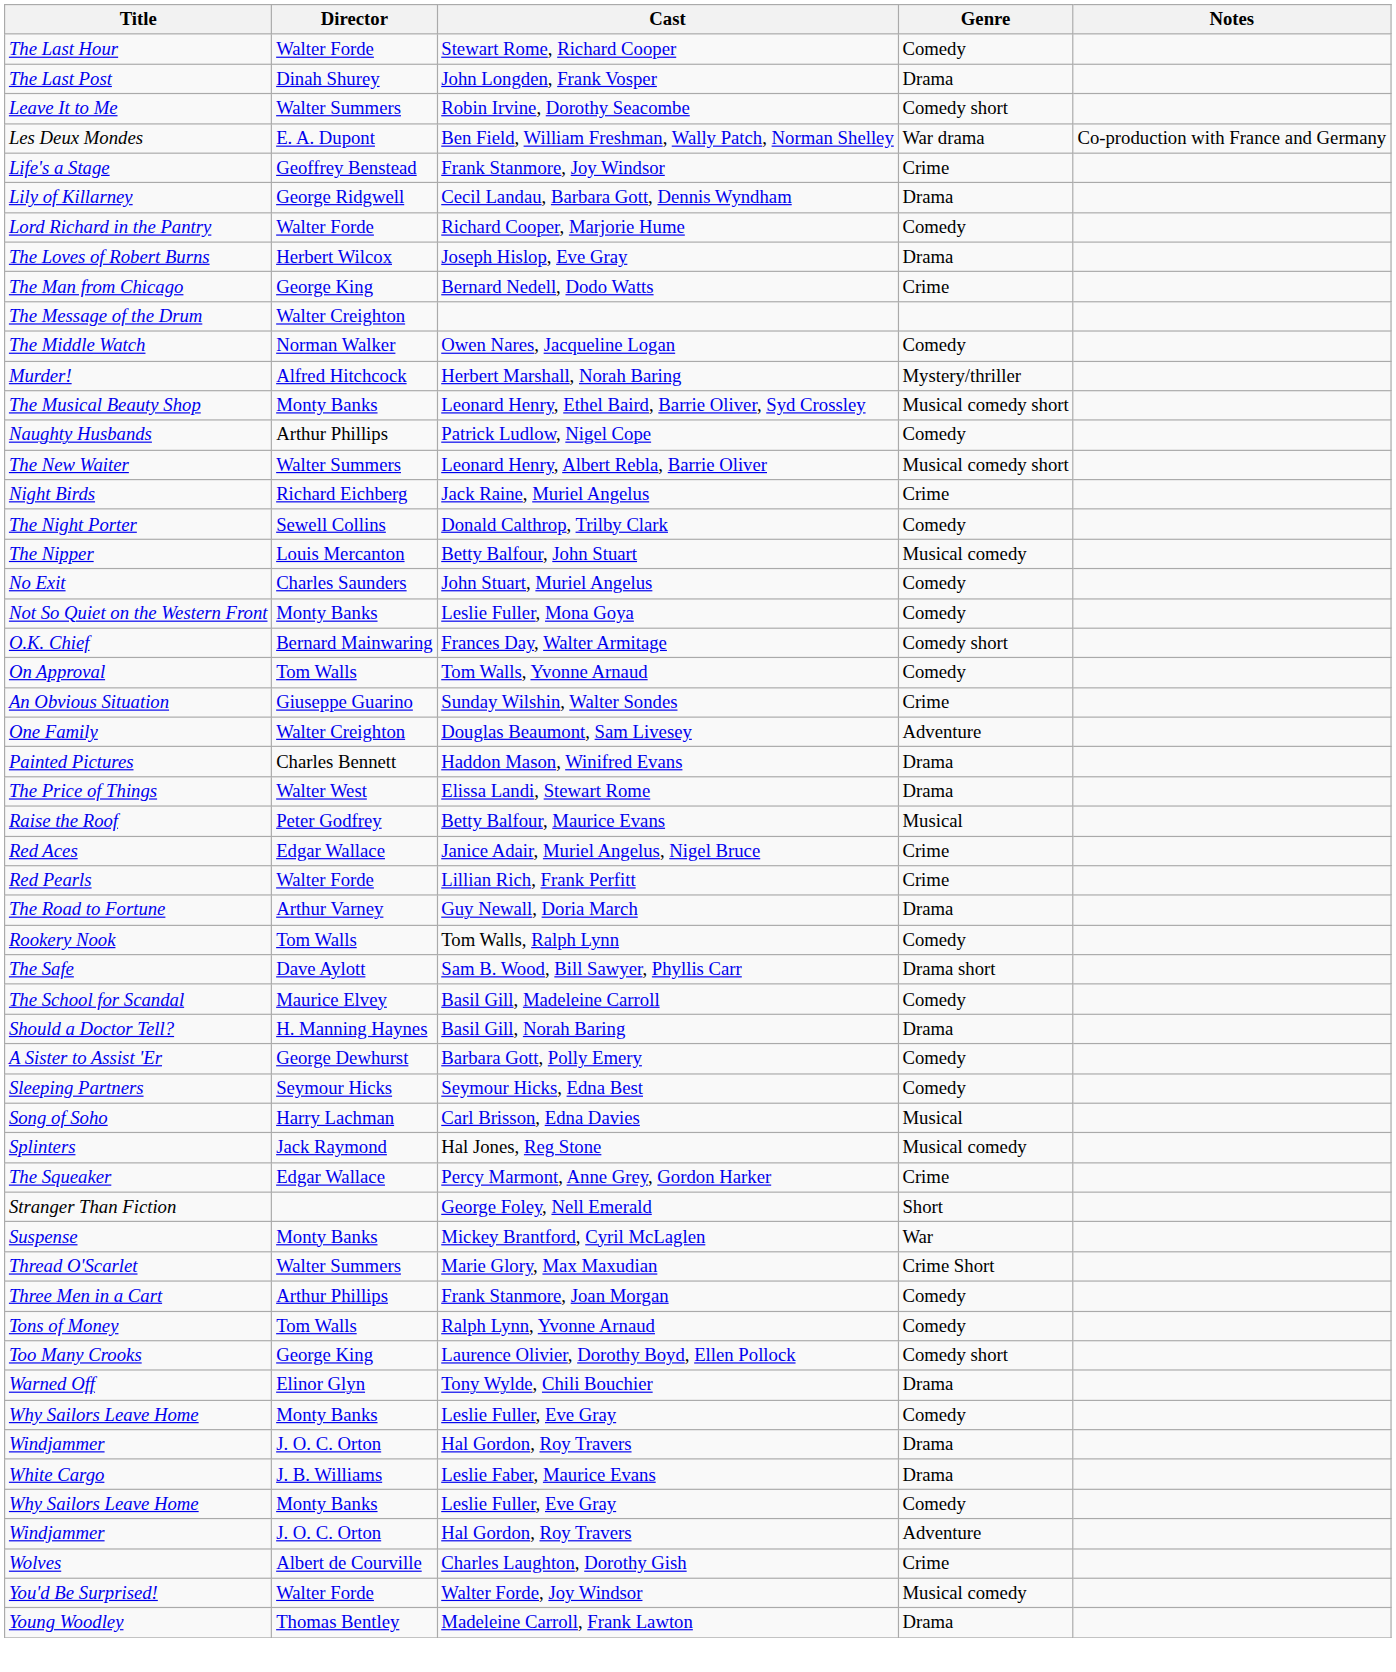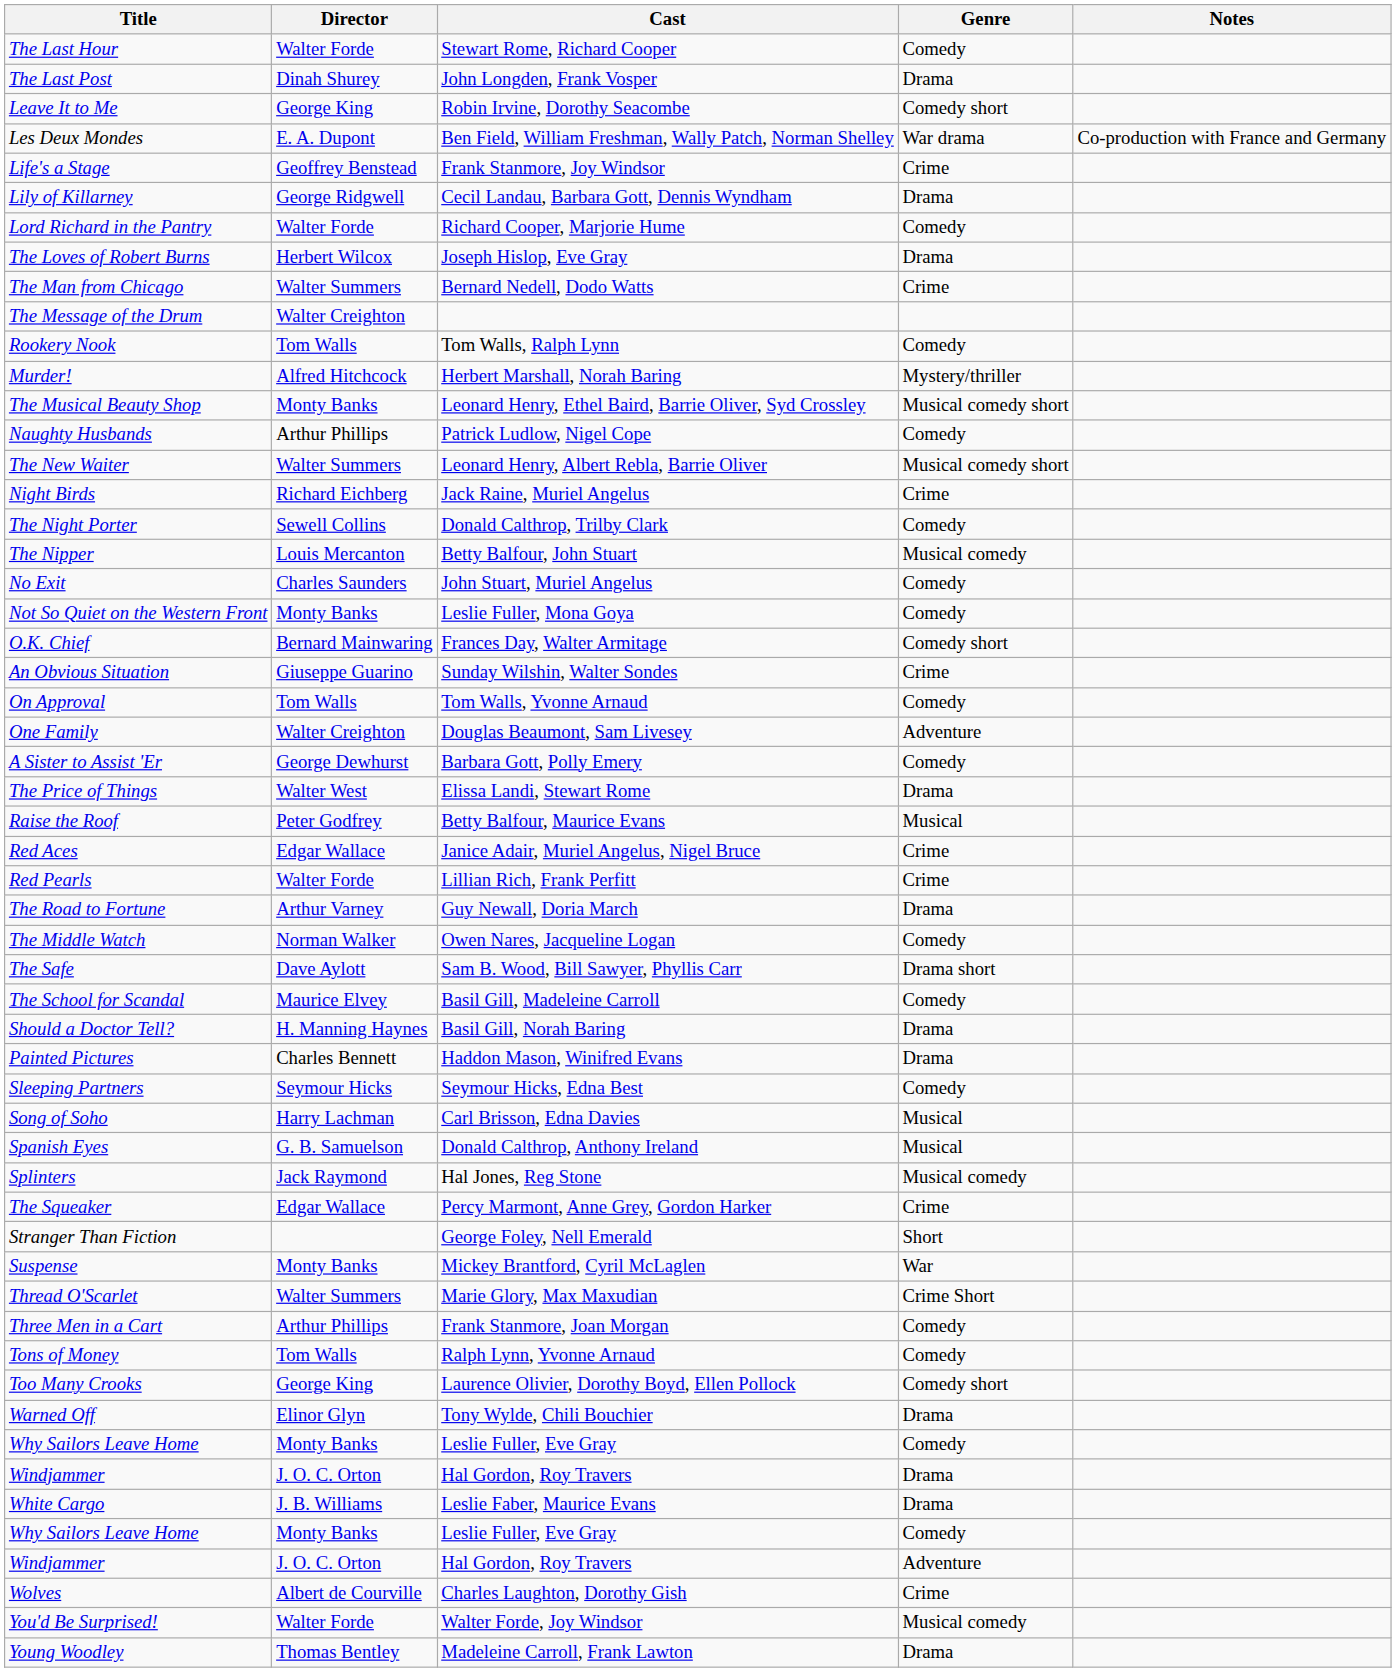(339, 108) Walter Summers -> (325, 108) George King
(325, 286) George King -> (339, 286) Walter Summers
rows swapped: (77, 345) <-> (62, 939)
rows swapped: (89, 702) <-> (57, 672)
rows swapped: (71, 761) <-> (85, 1058)
+ row: (59, 1147)
